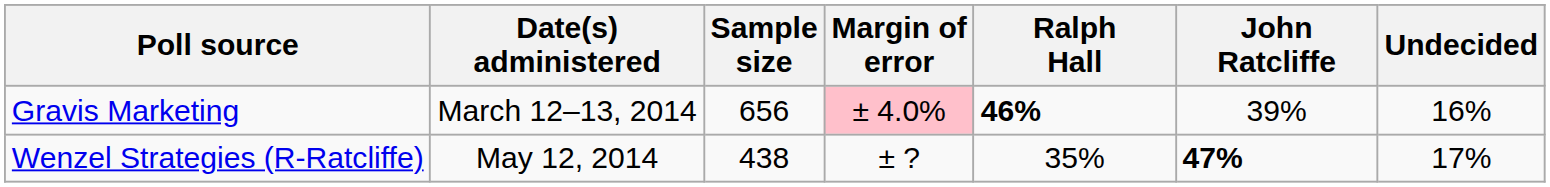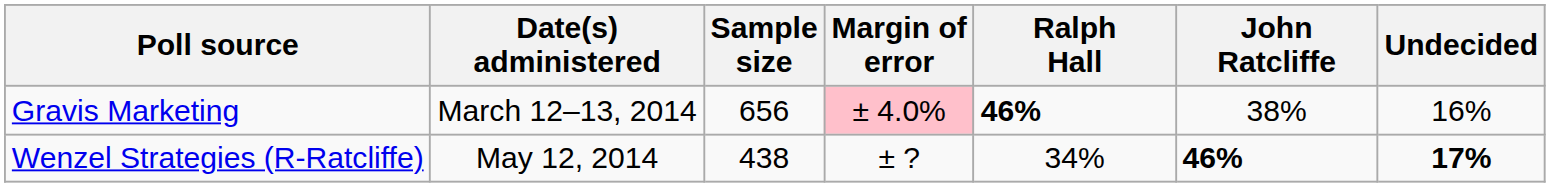(1277, 109) 39% -> (1277, 109) 38%
(1075, 157) 35% -> (1075, 157) 34%
(1213, 157) 47% -> (1213, 157) 46%
(1461, 157) normal -> (1461, 157) bold
